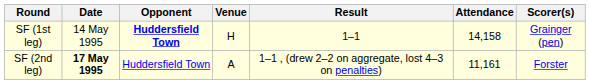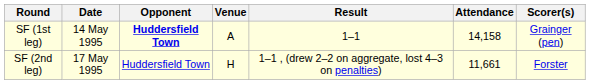(231, 36) H -> (231, 36) A
(91, 65) bold -> (91, 65) normal
(231, 65) A -> (231, 65) H
(485, 65) 11,161 -> (485, 65) 11,661
